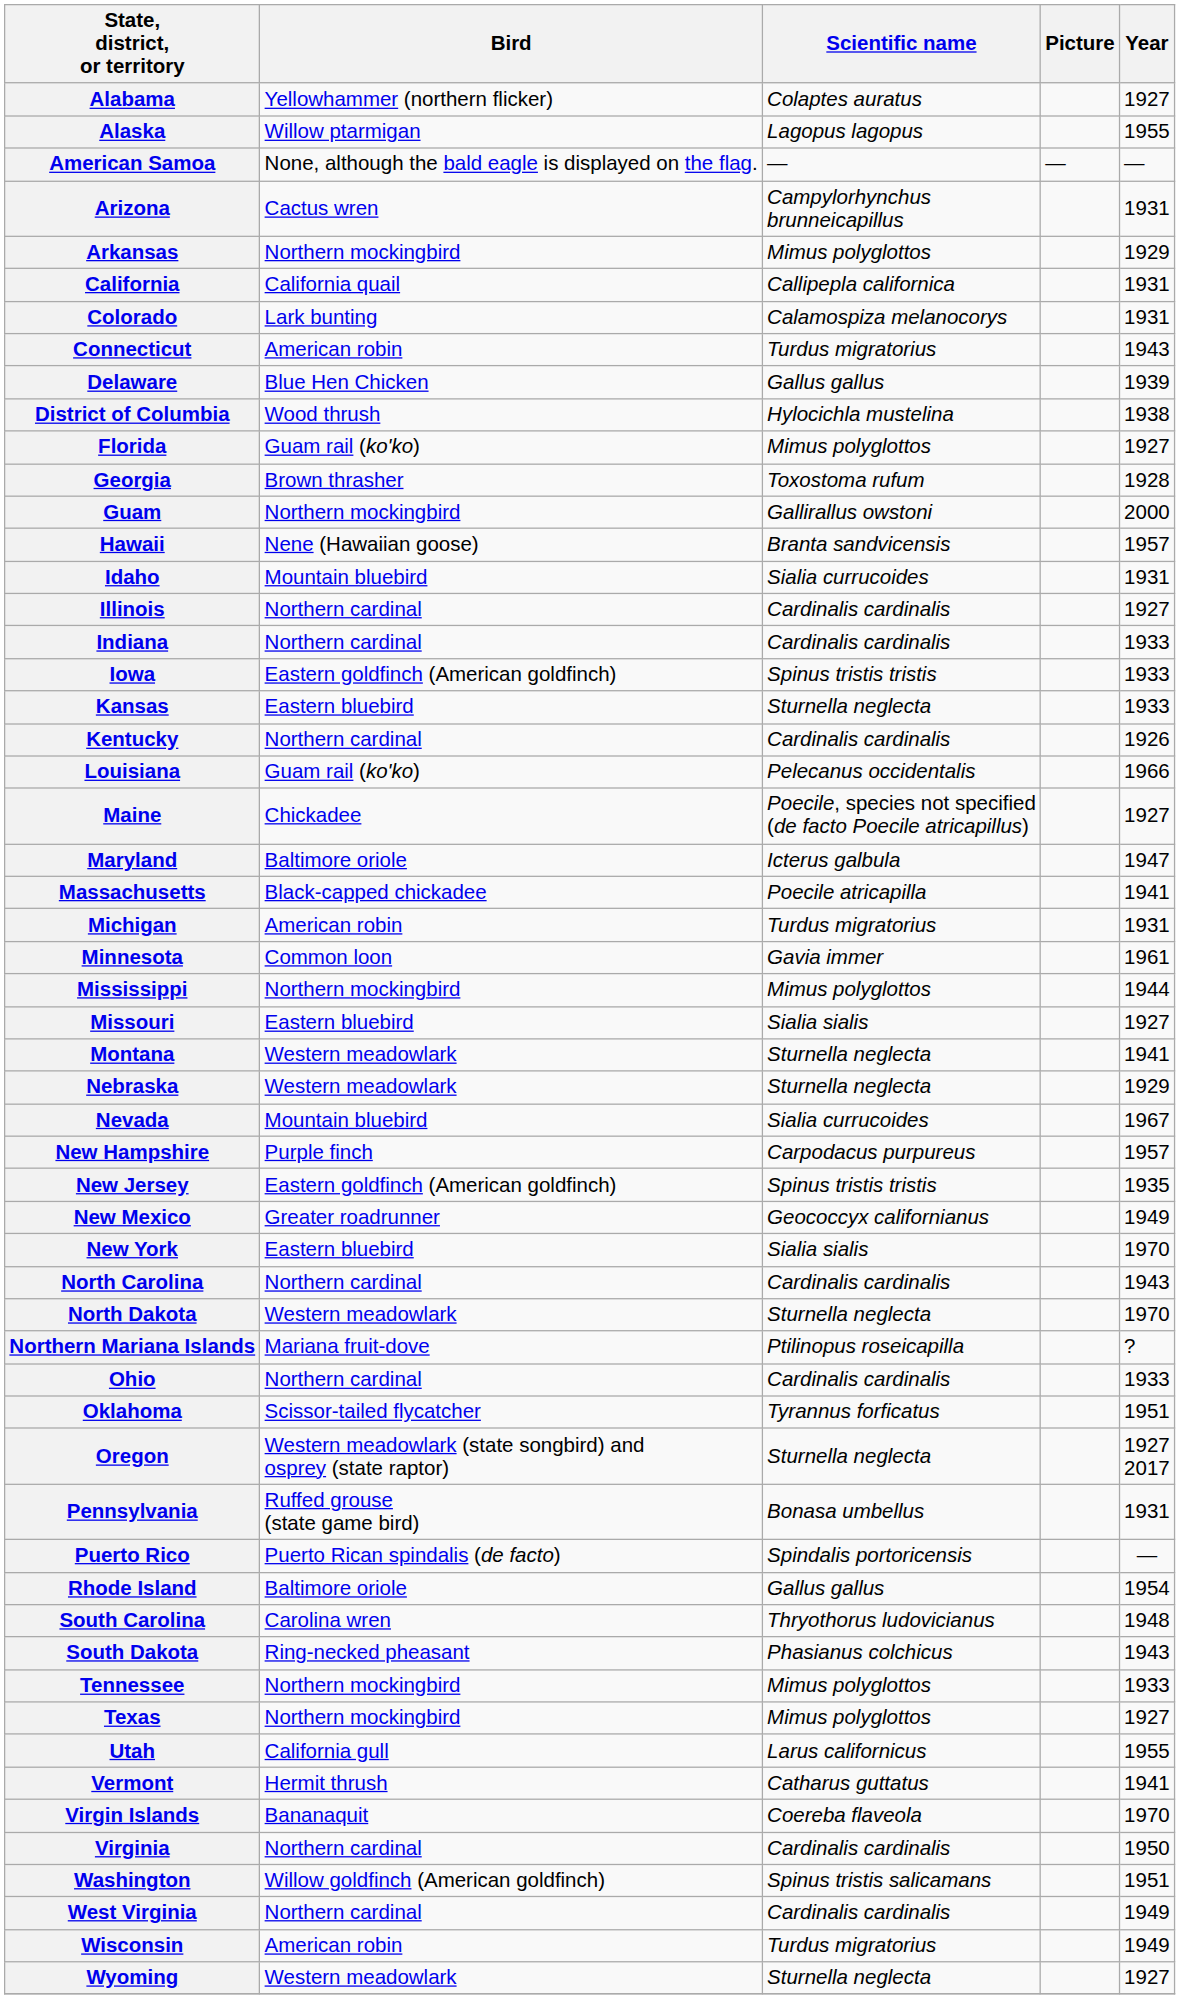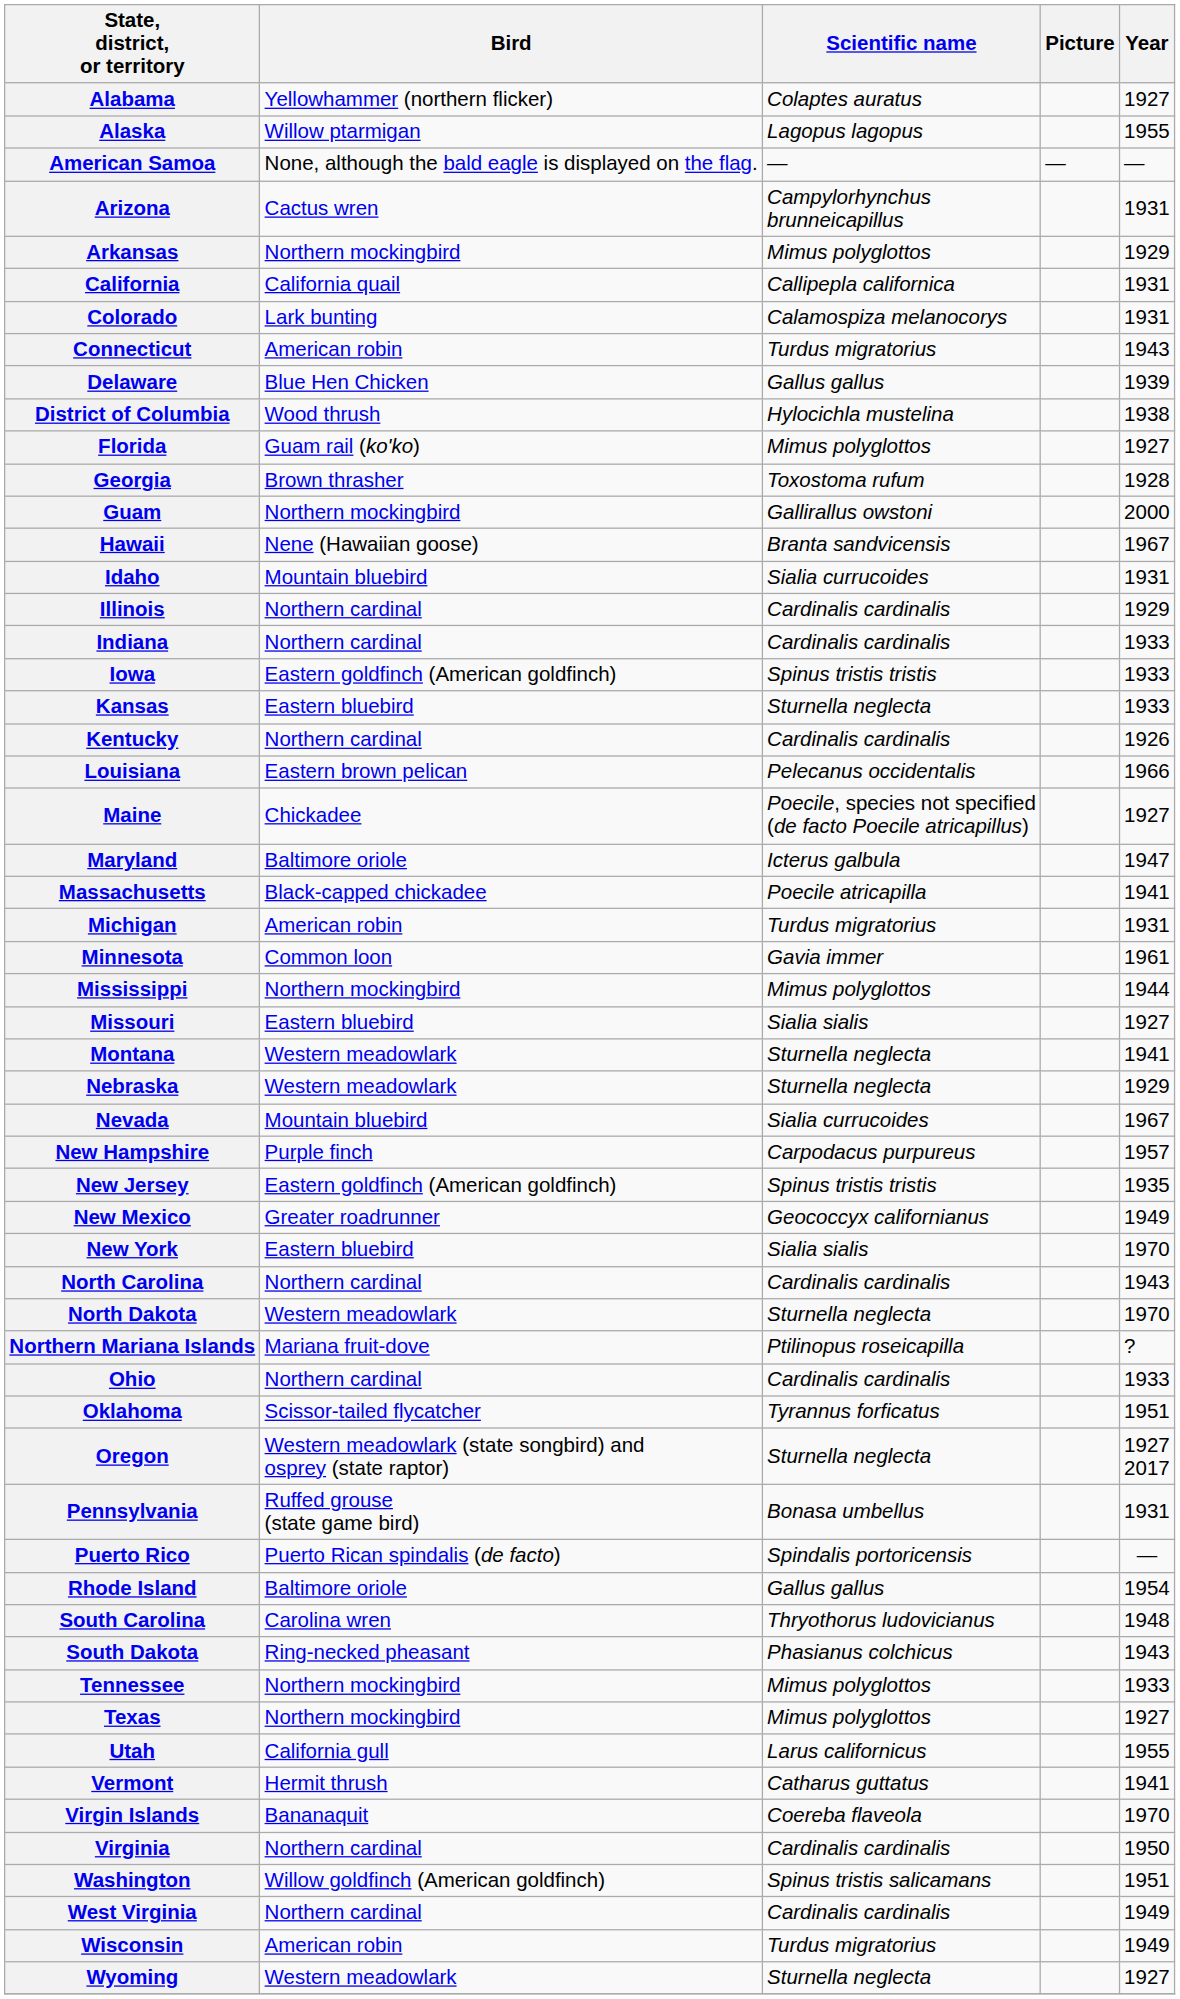(1147, 544) 1957 -> (1147, 544) 1967
(1147, 609) 1927 -> (1147, 609) 1929
(342, 771) Guam rail (ko'ko) -> (366, 771) Eastern brown pelican
